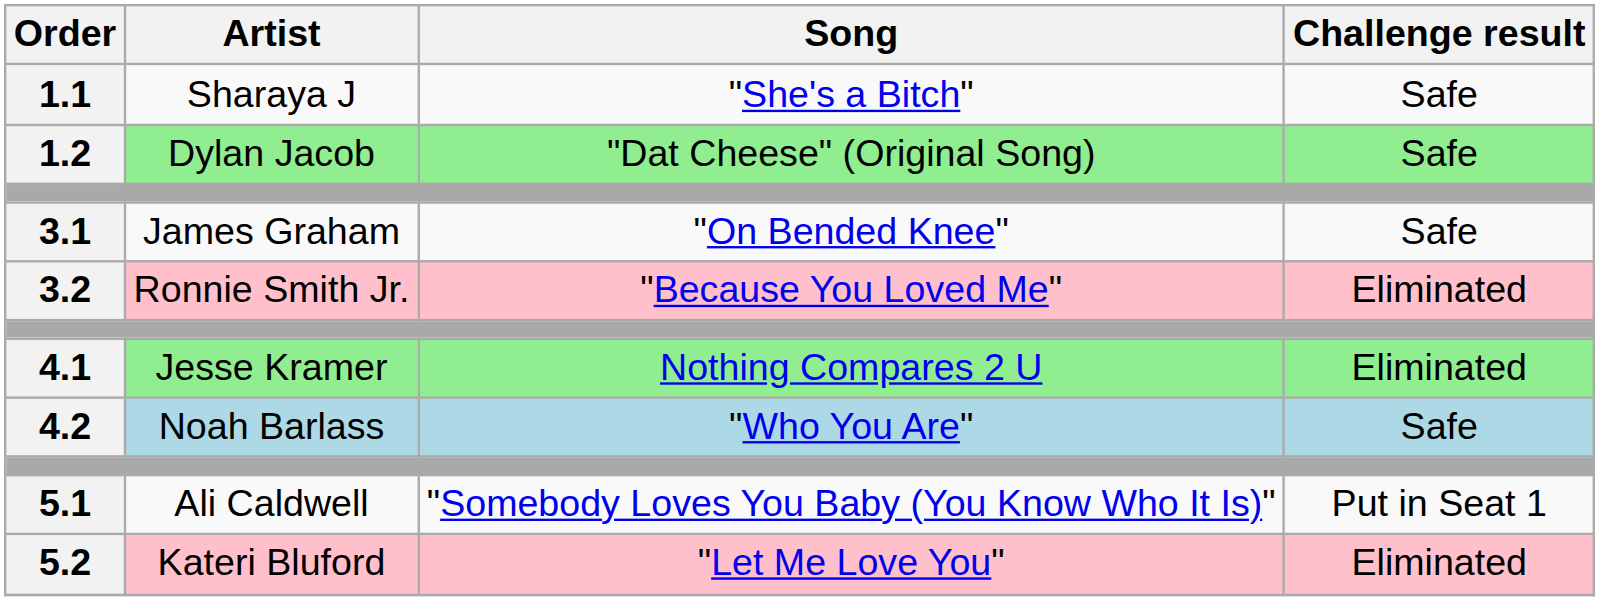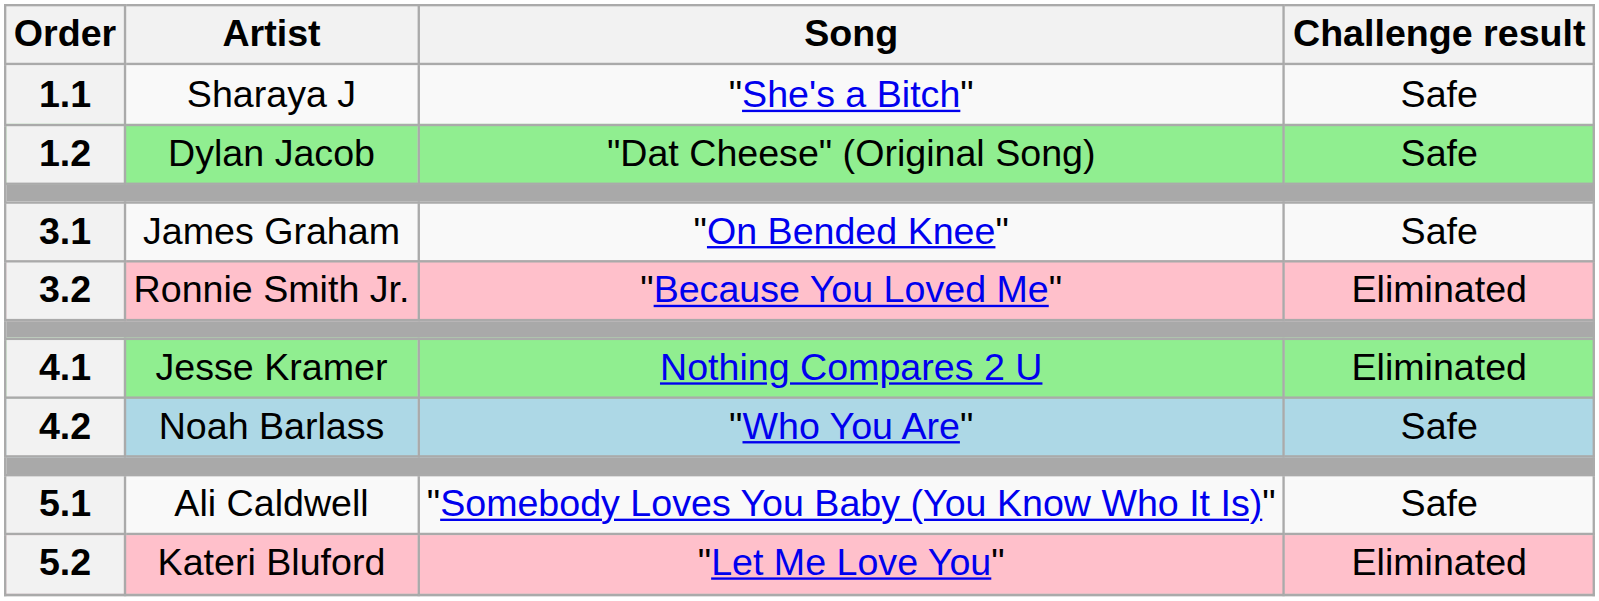(1439, 503) Put in Seat 1 -> (1439, 503) Safe
